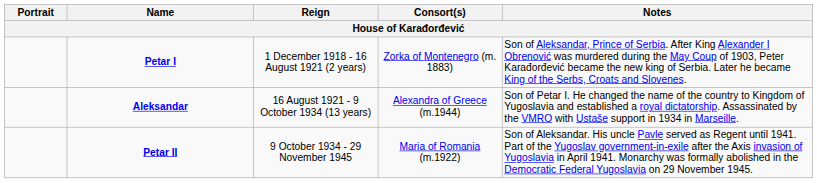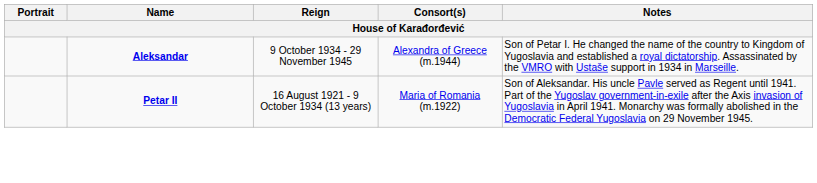- row: (160, 62)
(316, 107) 16 August 1921 - 9 October 1934 (13 years) -> (316, 56) 9 October 1934 - 29 November 1945
(316, 152) 9 October 1934 - 29 November 1945 -> (316, 101) 16 August 1921 - 9 October 1934 (13 years)
